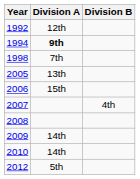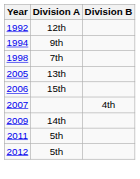(56, 43) bold -> (56, 43) normal
- row: (17, 120)
- row: (17, 151)
+ row: (17, 136)
